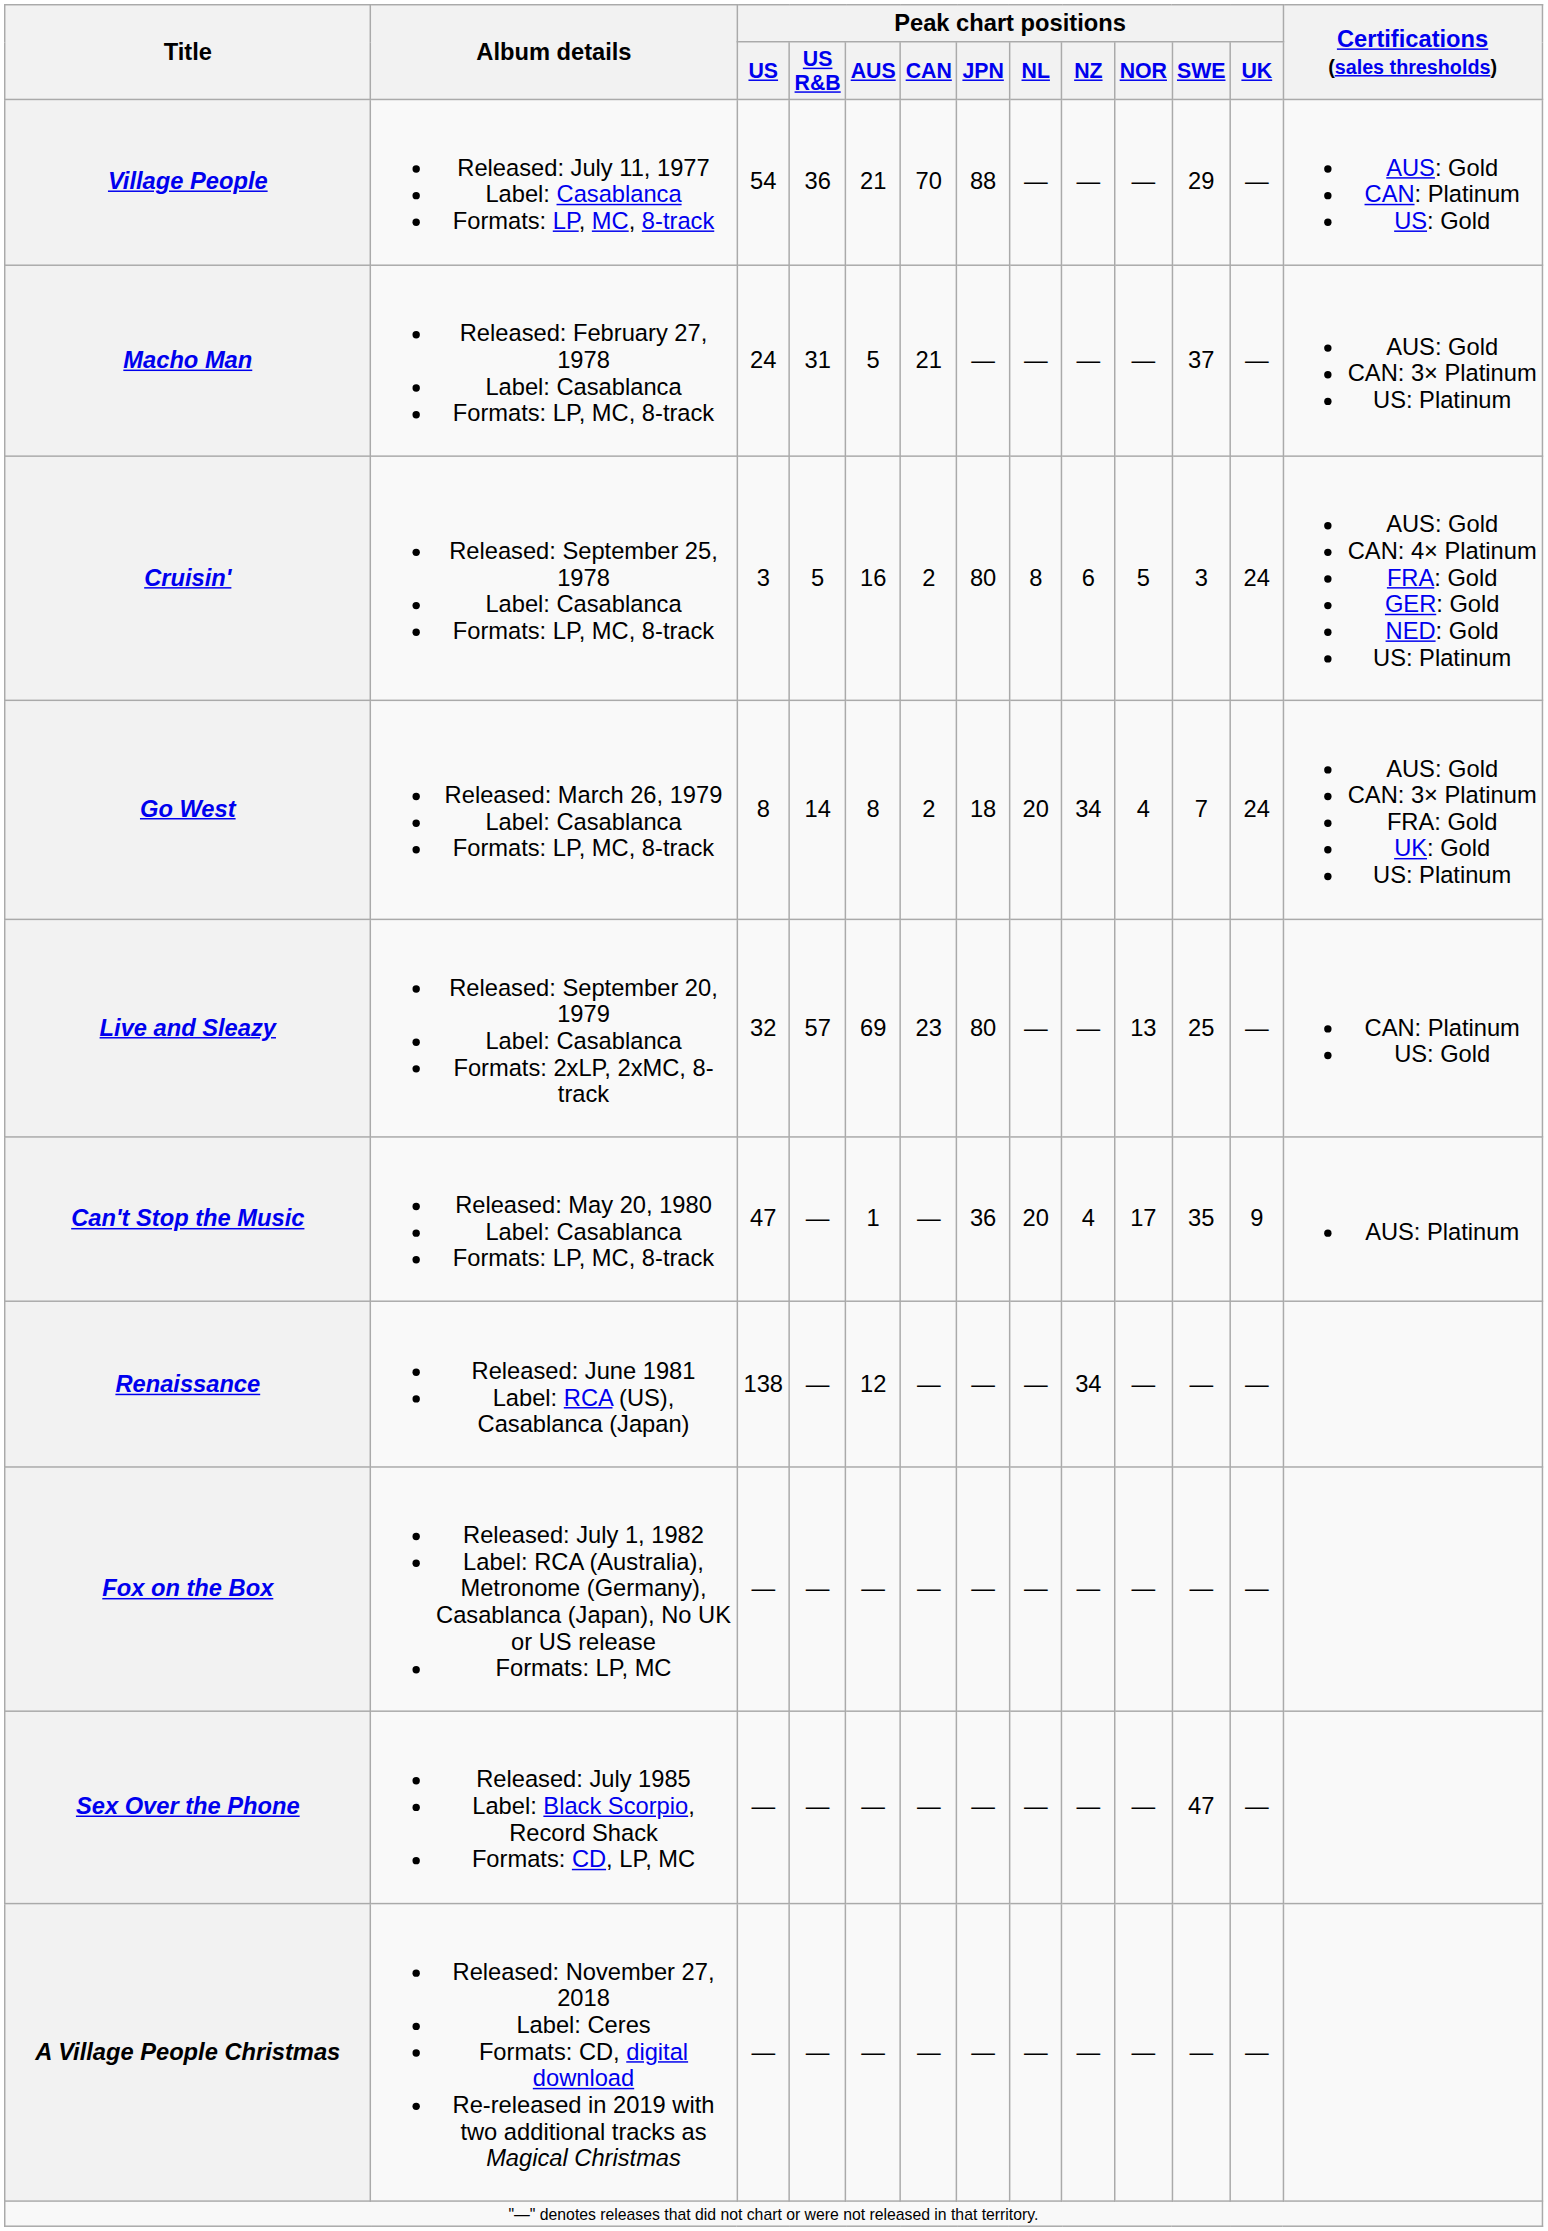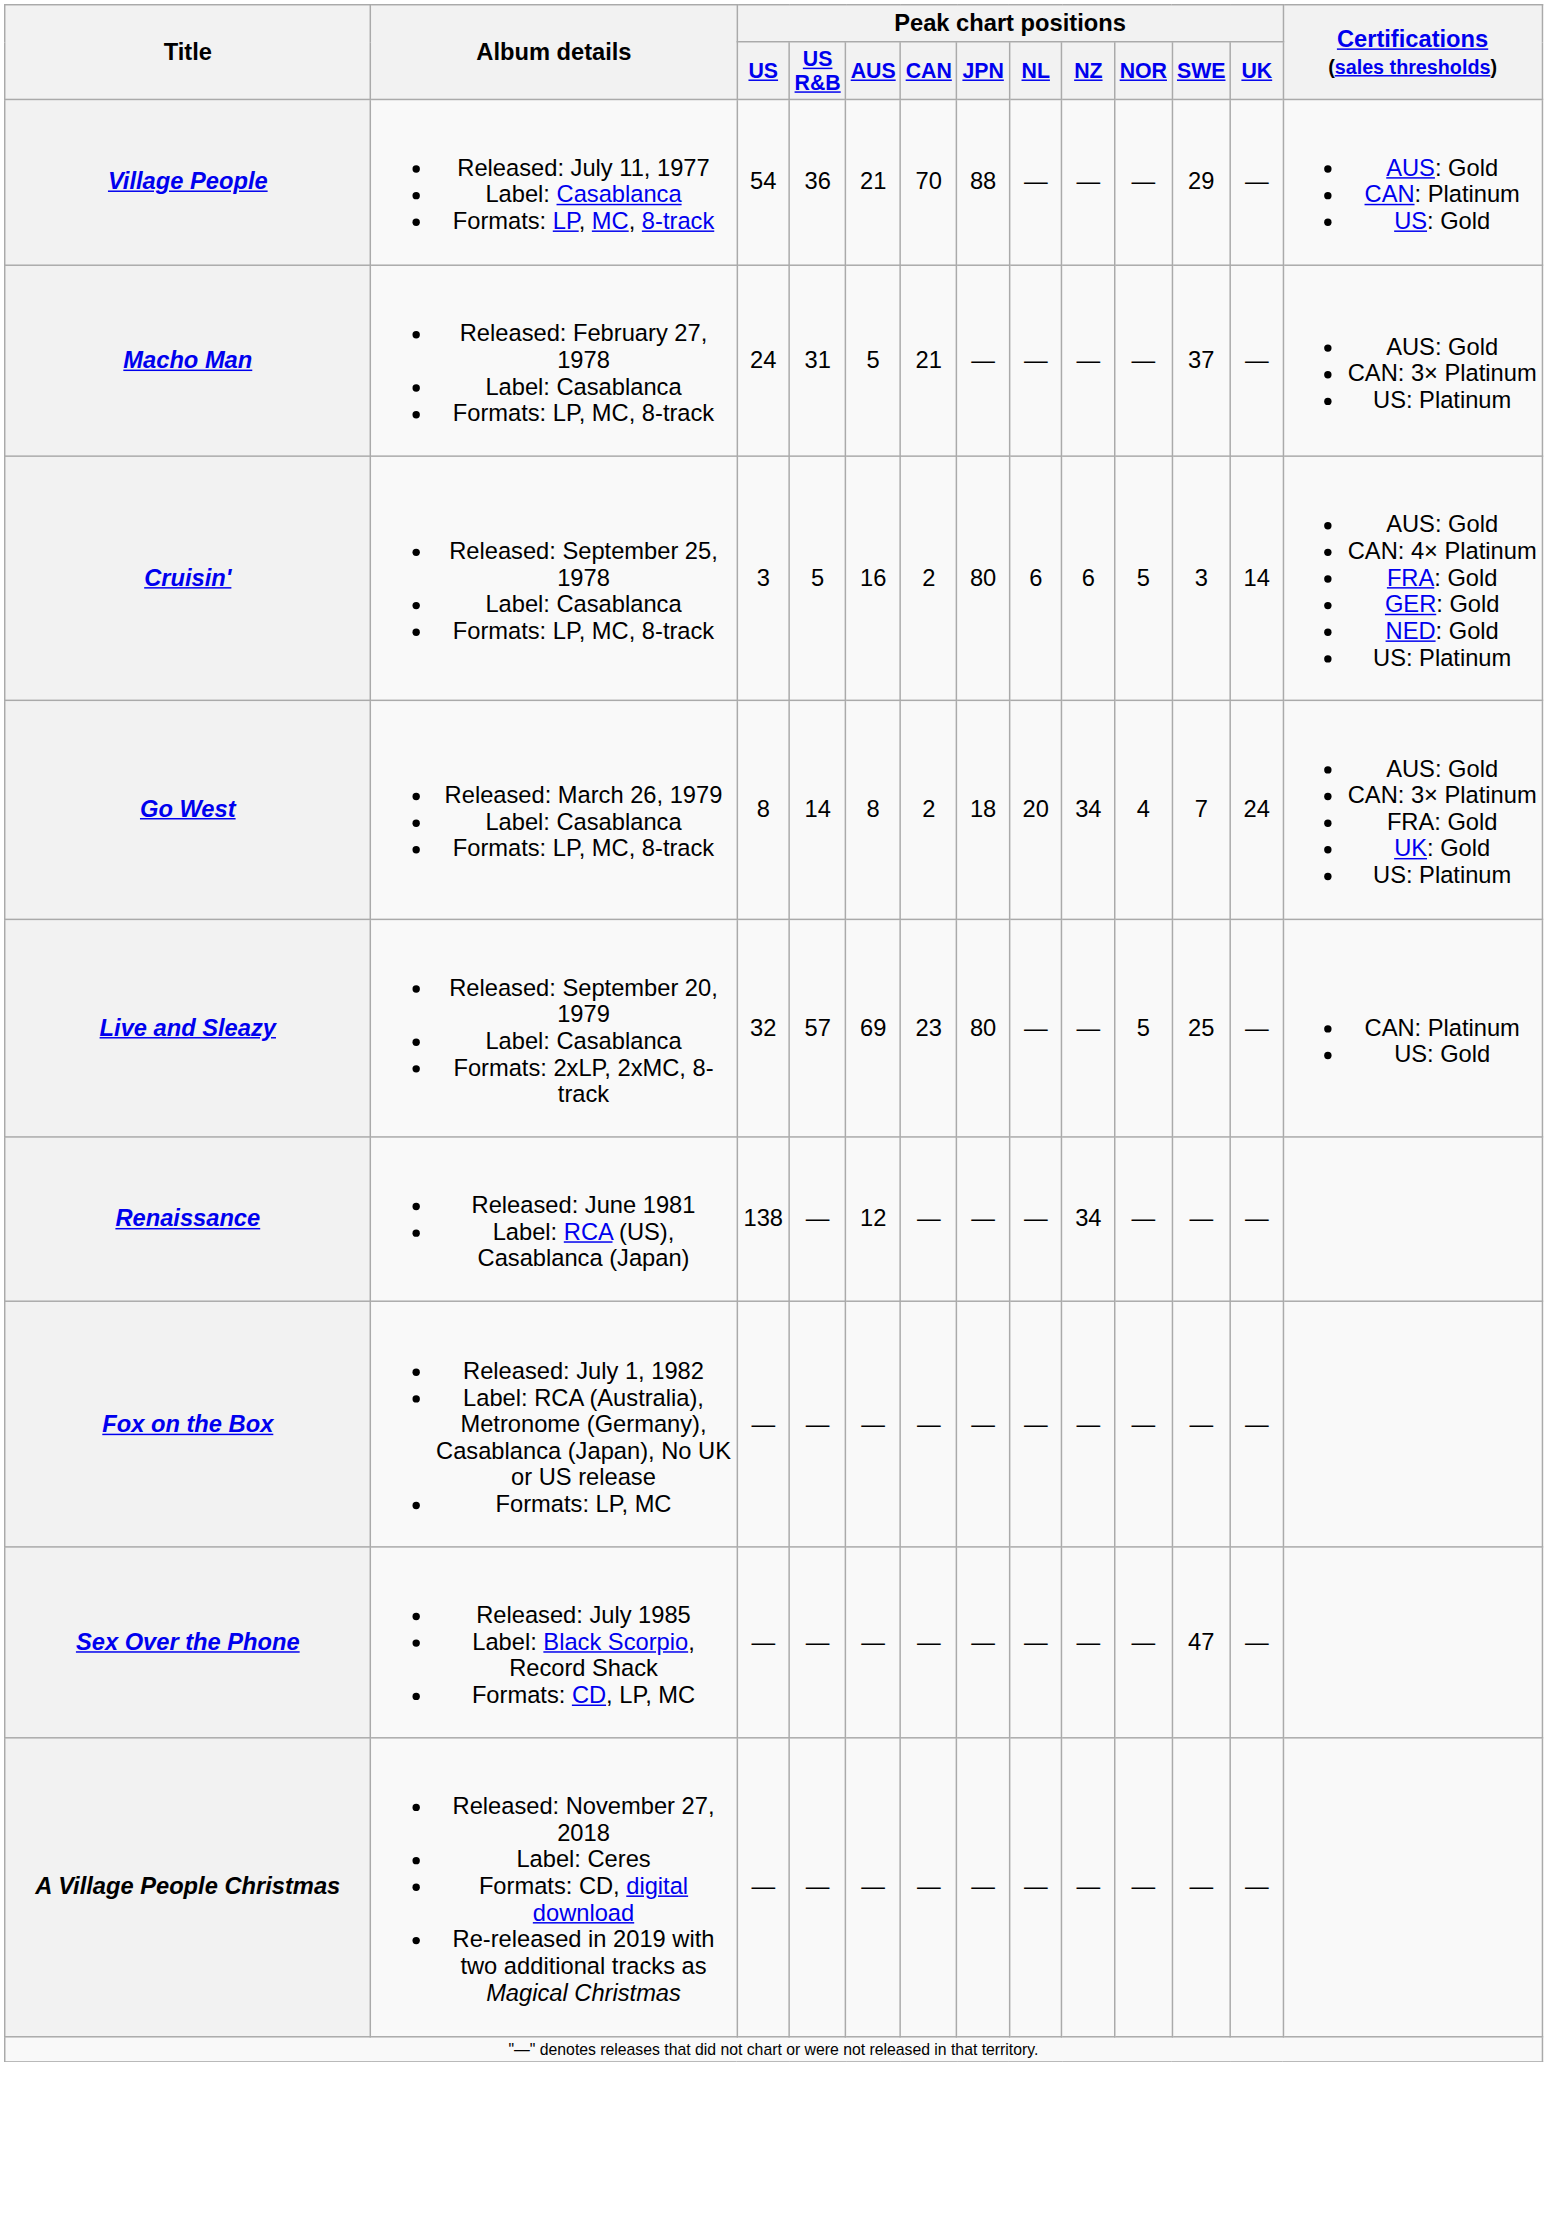(1036, 578) 8 -> (1036, 578) 6
(1257, 578) 24 -> (1257, 578) 14
(1143, 1027) 13 -> (1143, 1027) 5
- row: (188, 1219)
